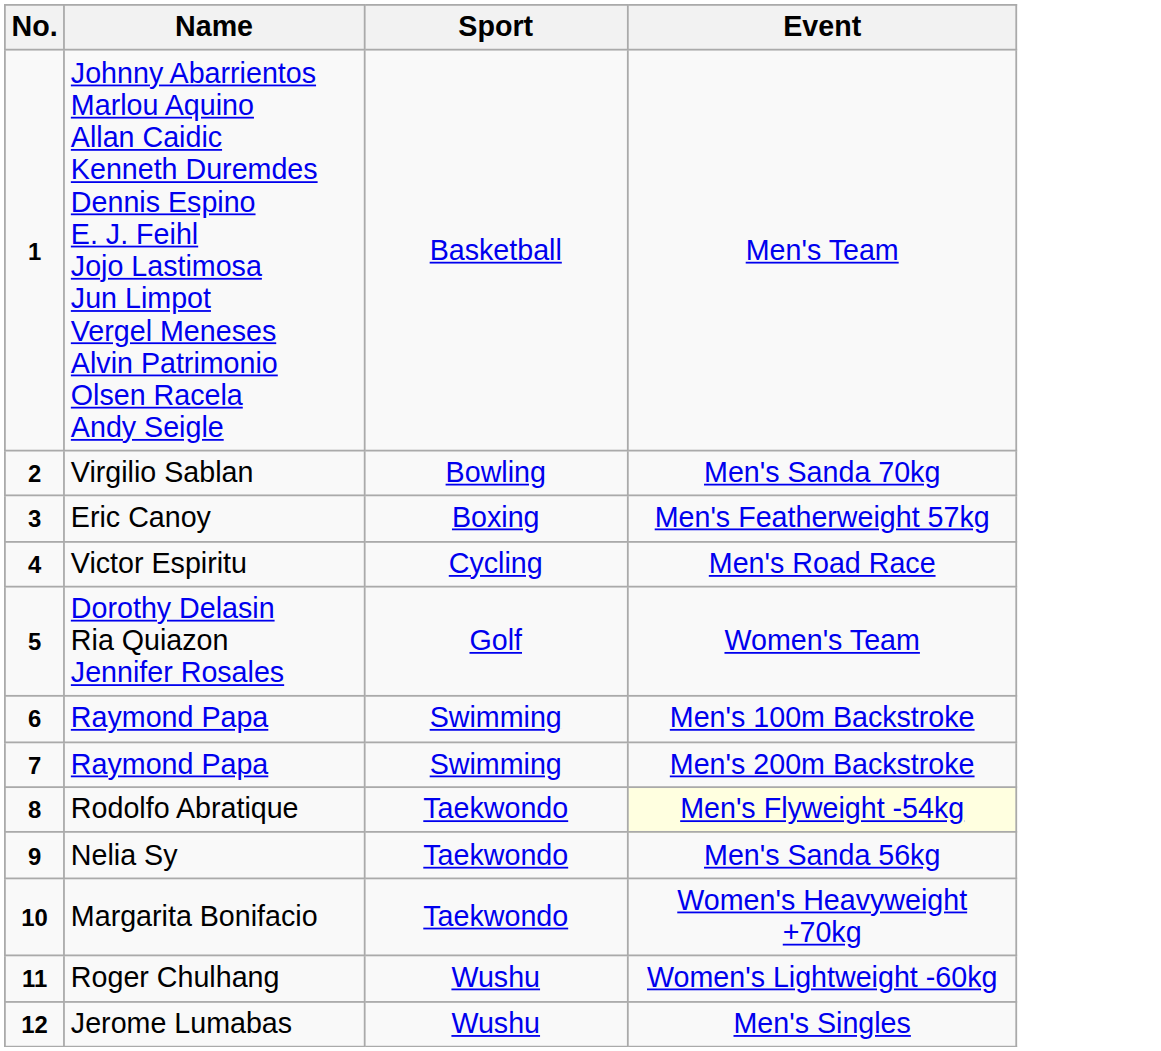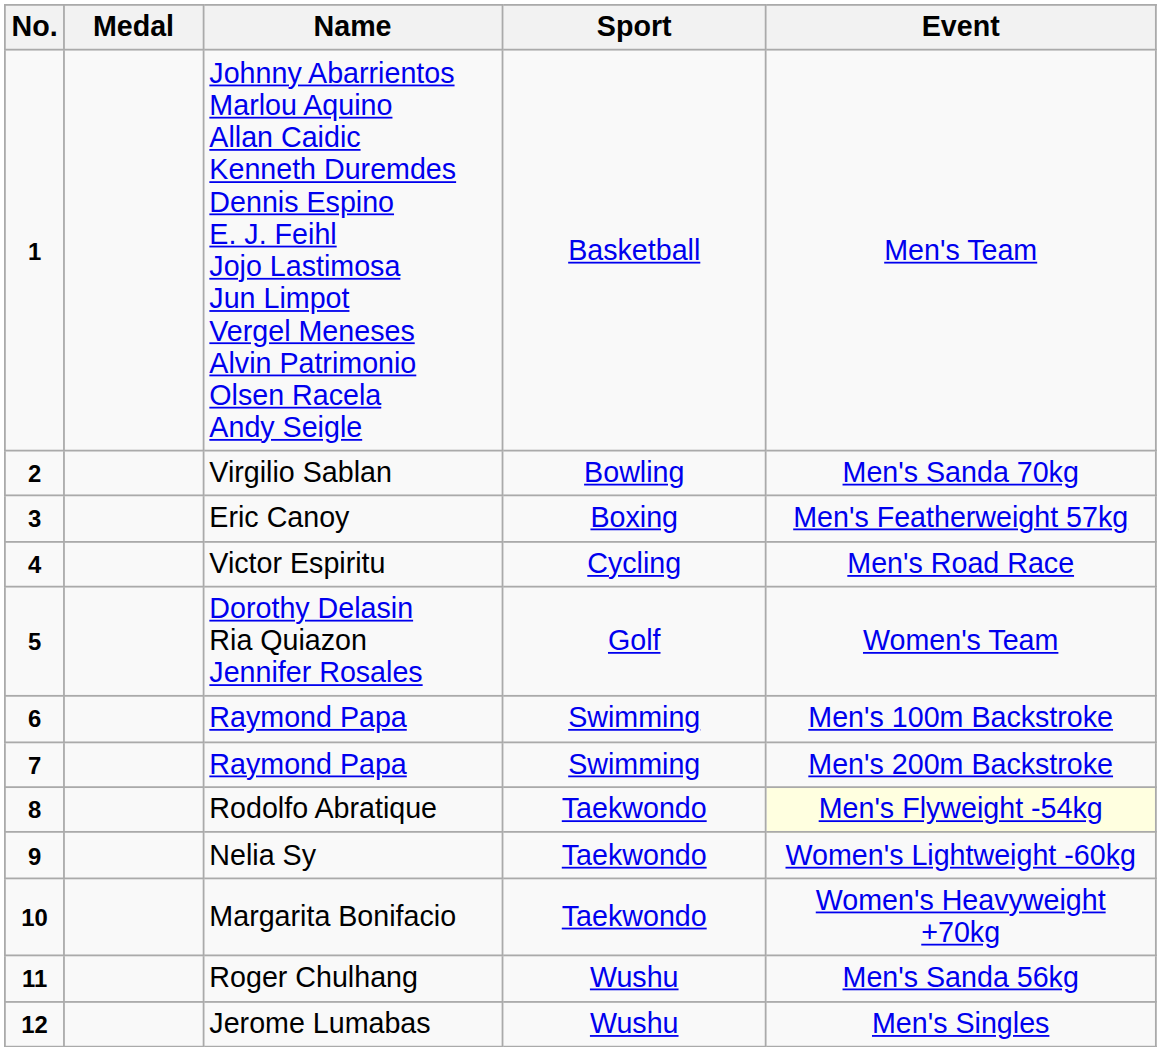+ column: (133, 27)
(822, 854) Men's Sanda 56kg -> (961, 854) Women's Lightweight -60kg
(822, 977) Women's Lightweight -60kg -> (961, 977) Men's Sanda 56kg
